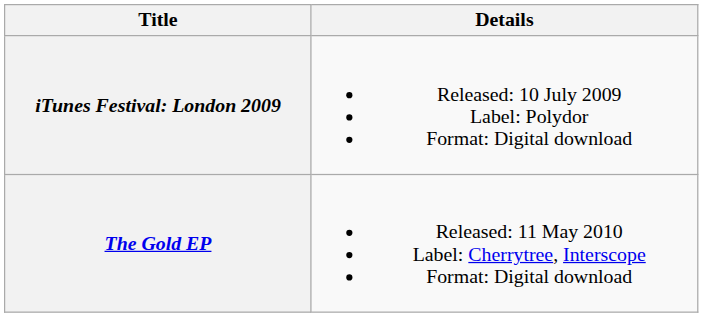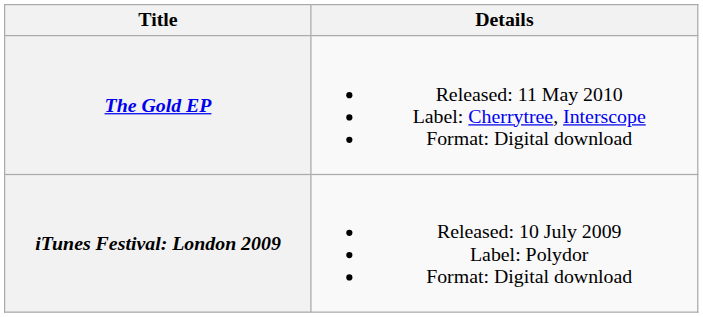rows swapped: (158, 105) <-> (158, 243)
